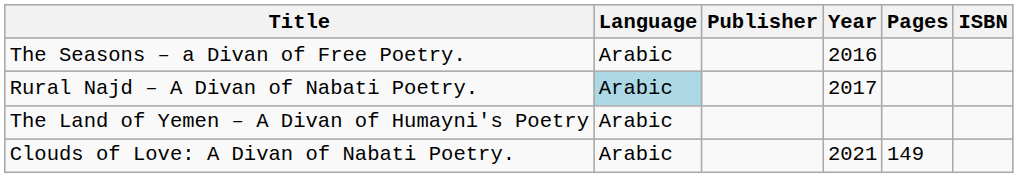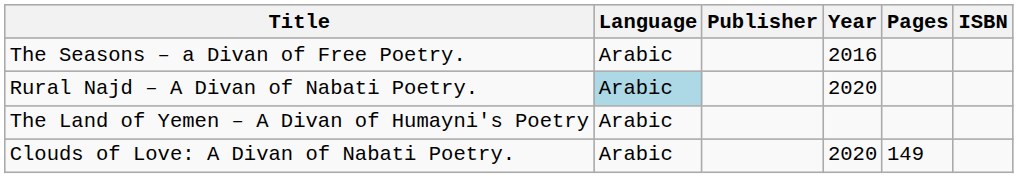(853, 88) 2017 -> (853, 88) 2020
(853, 155) 2021 -> (853, 155) 2020
